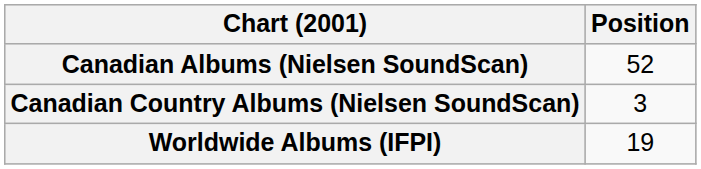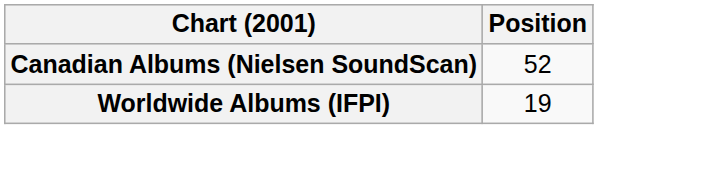- row: (295, 103)
